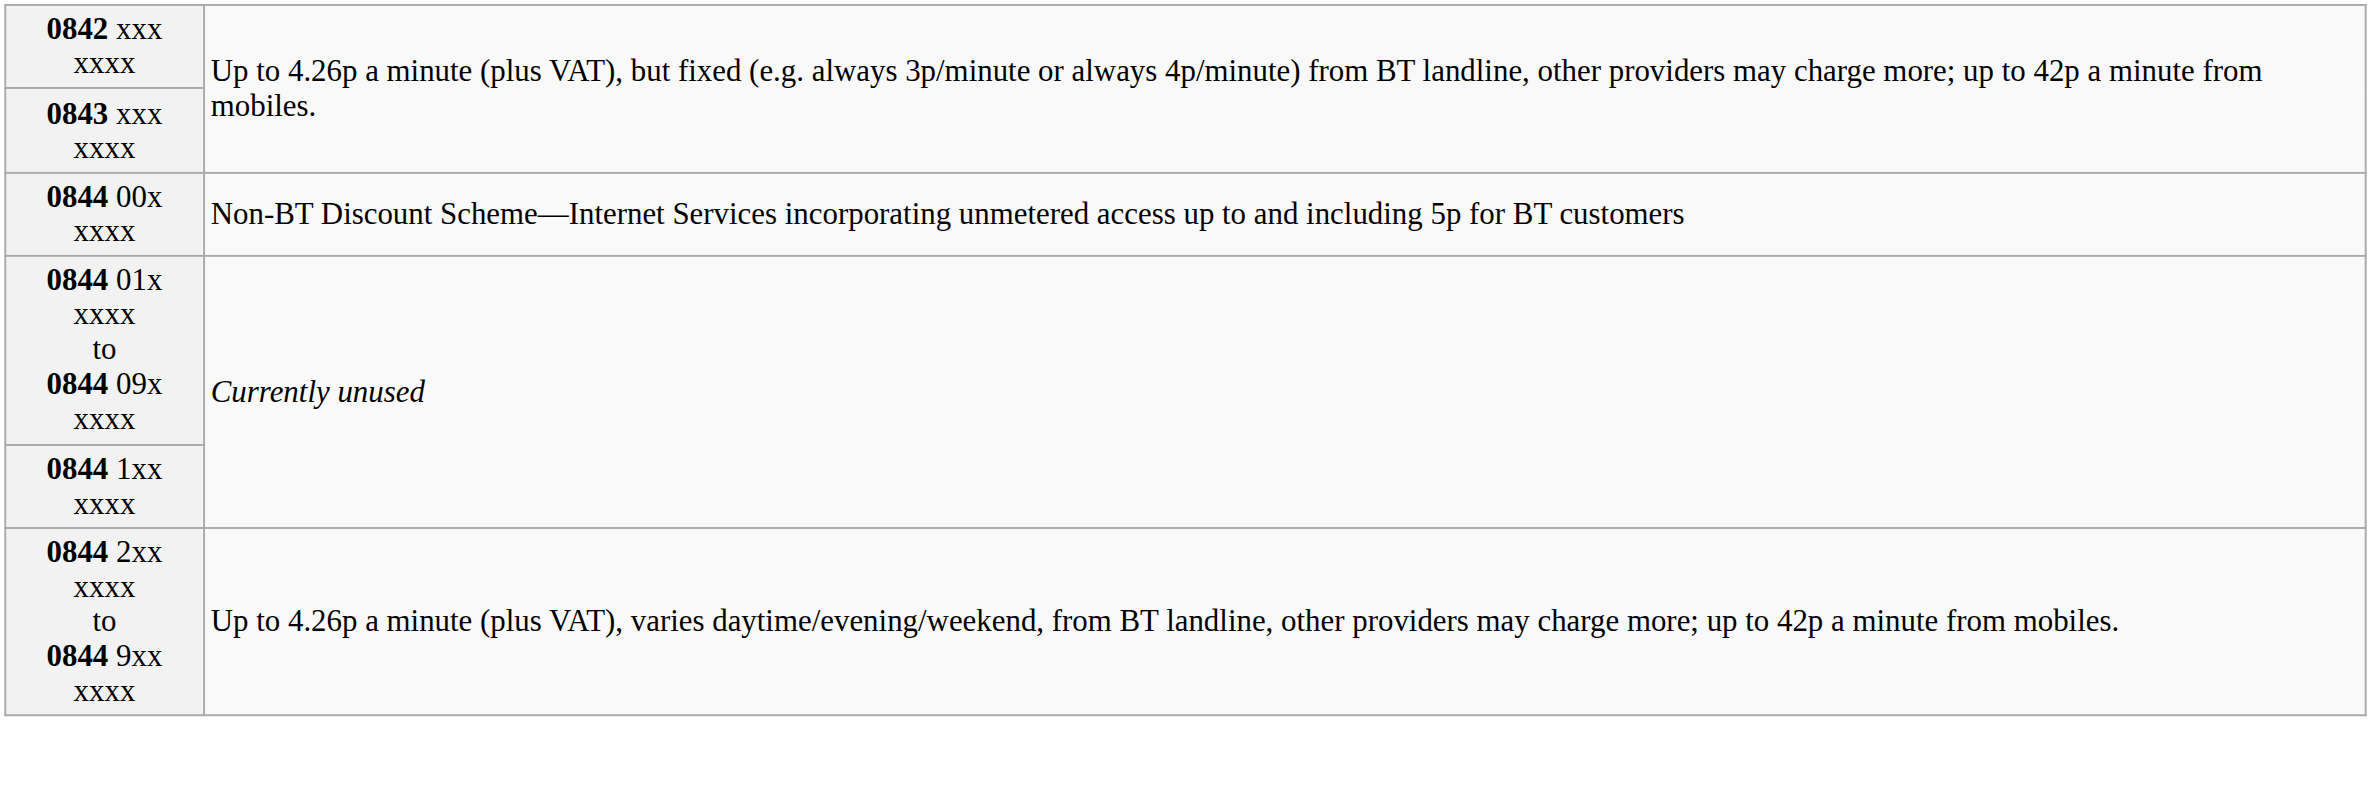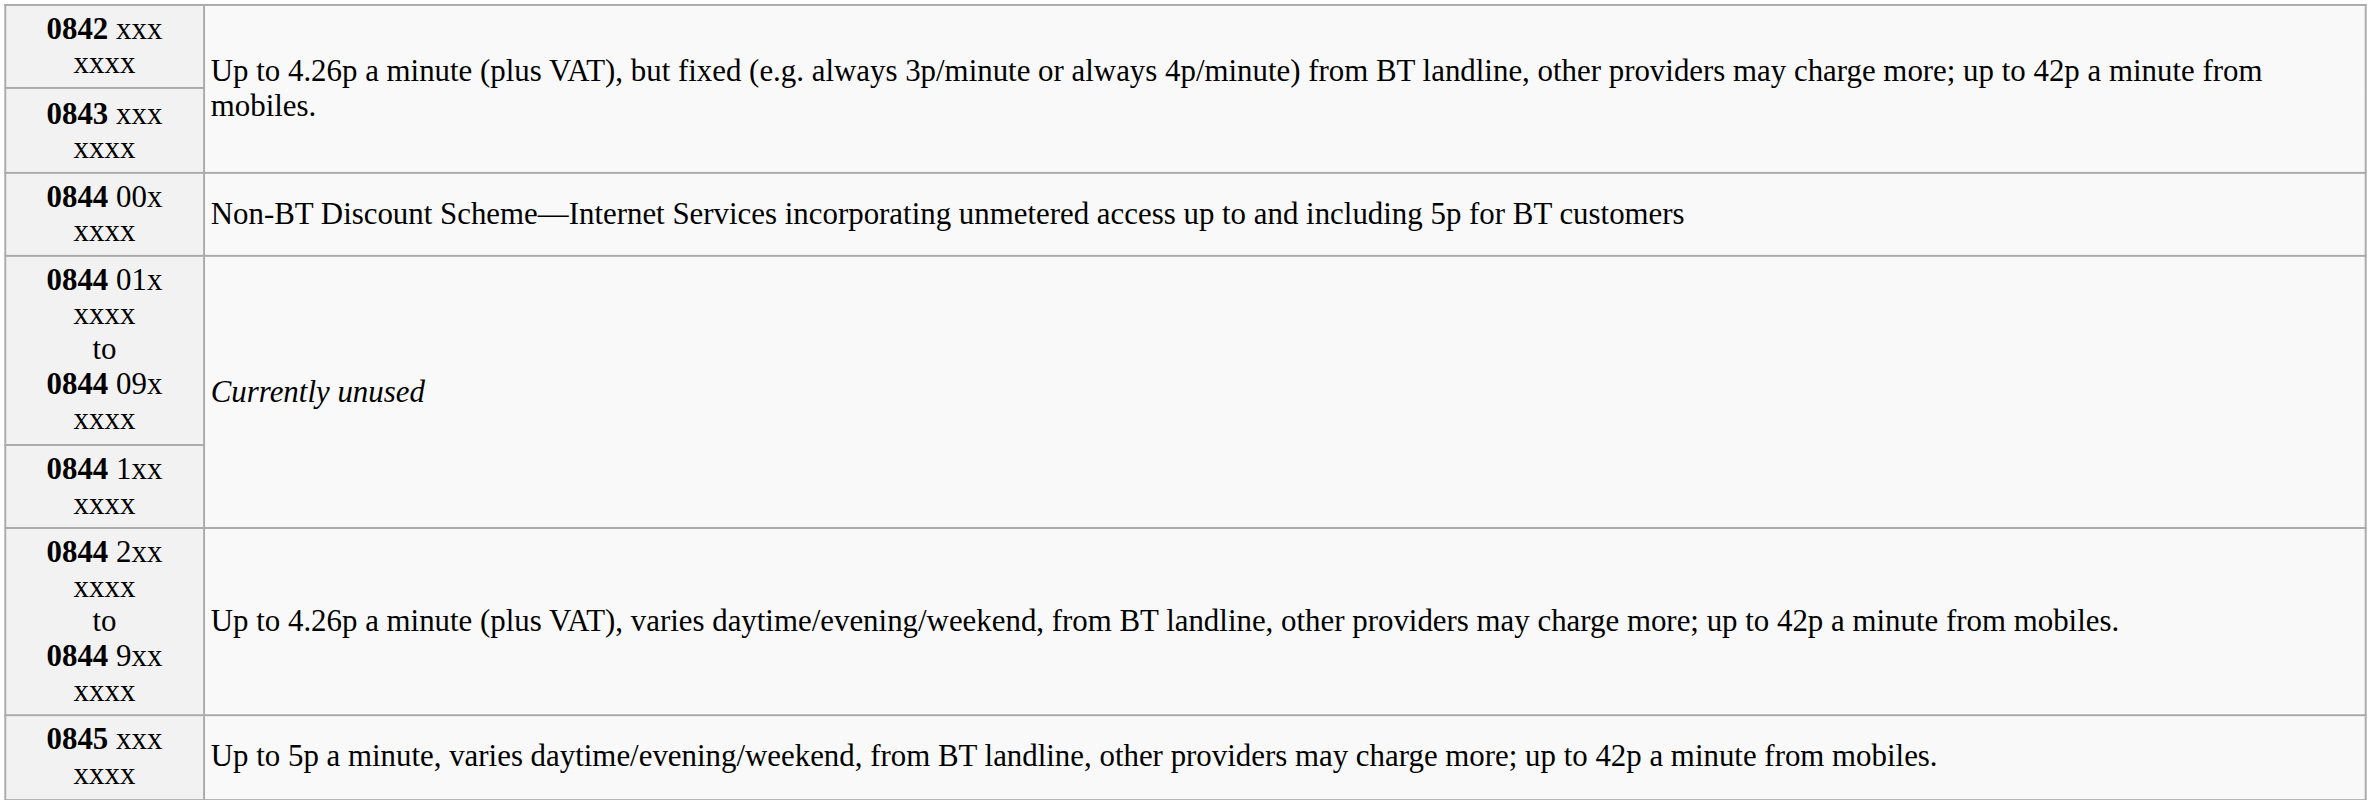+ row: (104, 757)
